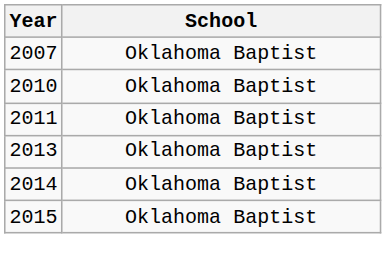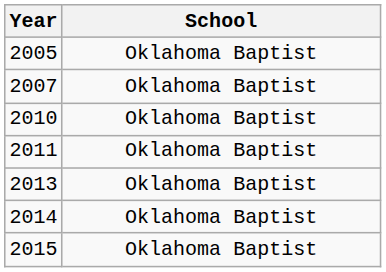+ row: (34, 54)
